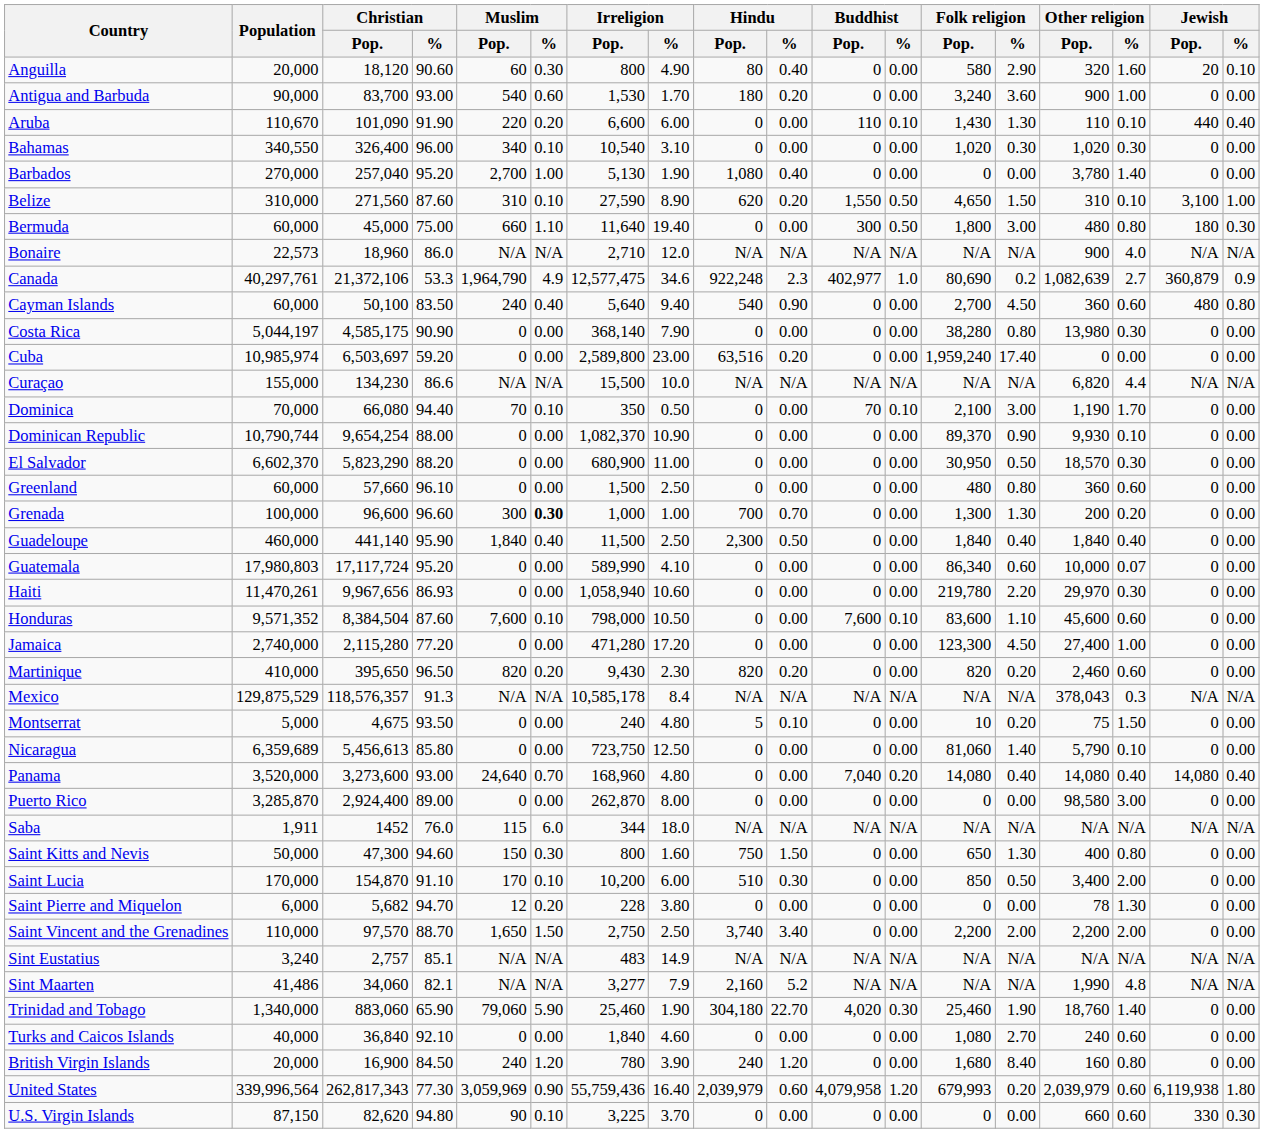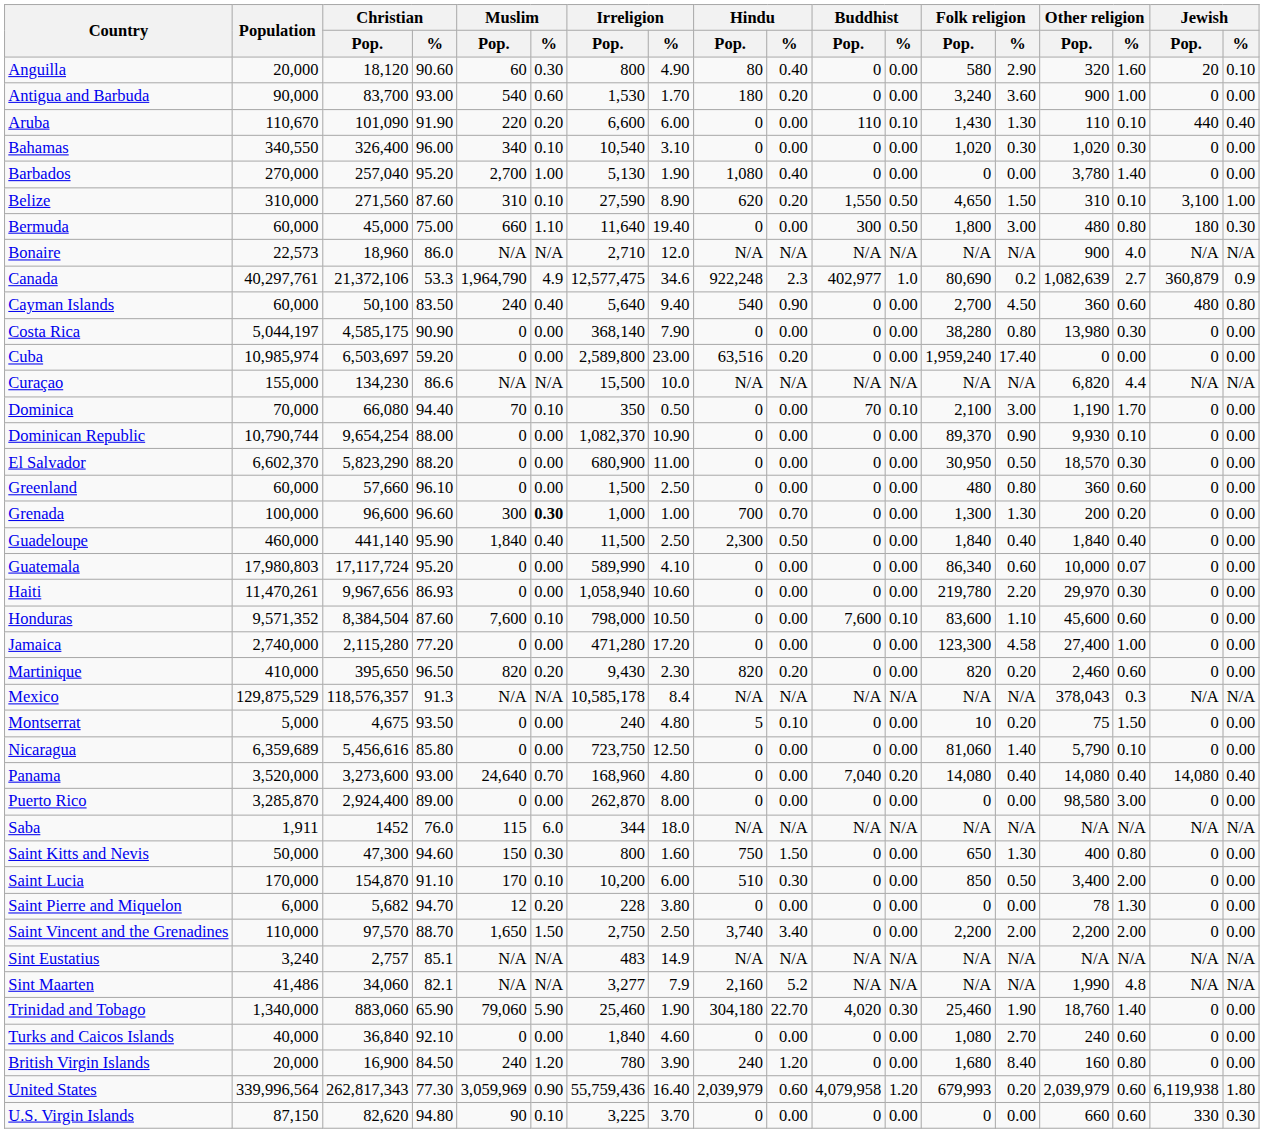(1021, 644) 4.50 -> (1021, 644) 4.58
(376, 749) 5,456,613 -> (376, 749) 5,456,616
